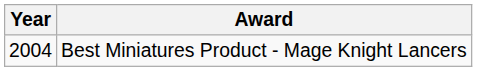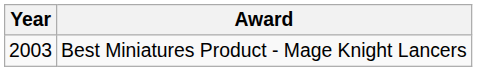(31, 50) 2004 -> (31, 50) 2003
